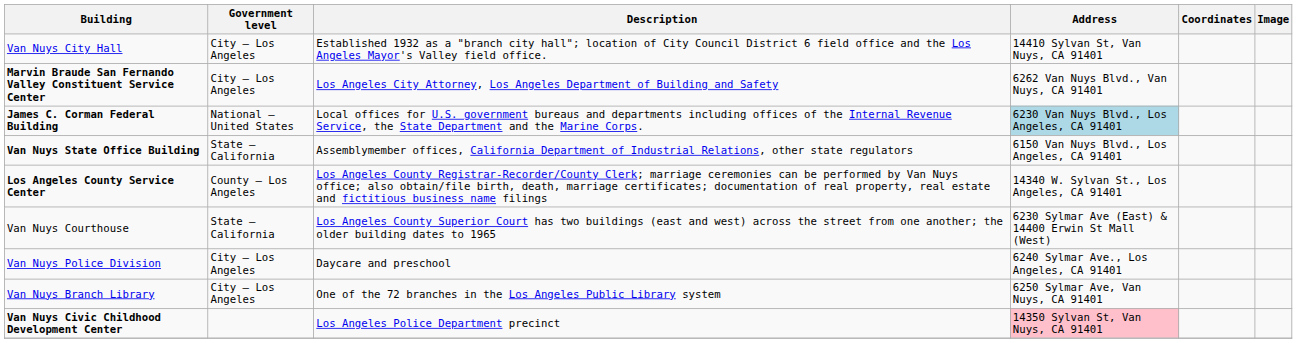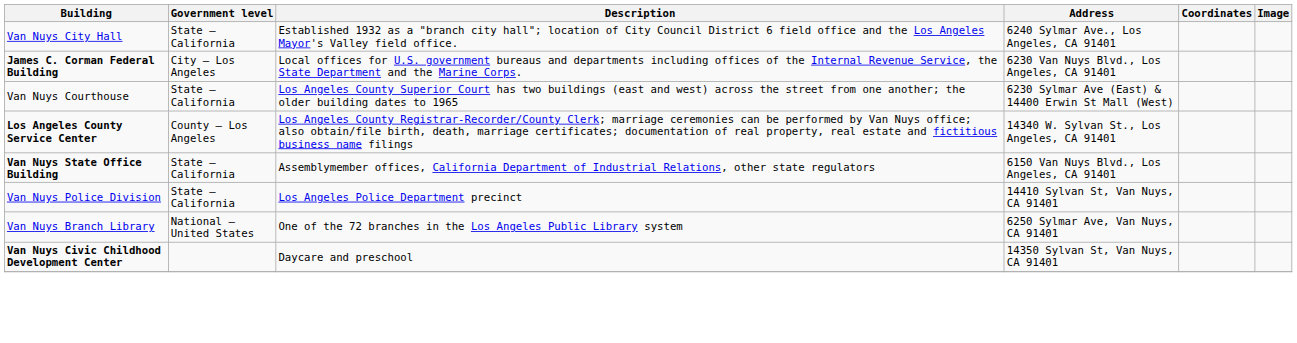(243, 49) City – Los Angeles -> (203, 37) State – California
(1077, 49) 14410 Sylvan St, Van Nuys, CA 91401 -> (1074, 37) 6240 Sylmar Ave., Los Angeles, CA 91401
- row: (90, 85)
(252, 121) National – United States -> (203, 66) City – Los Angeles
(1090, 121) lightblue background -> (1084, 66) no background
rows swapped: (103, 150) <-> (68, 228)
(243, 264) City – Los Angeles -> (203, 197) State – California
(384, 264) Daycare and preschool -> (400, 197) Los Angeles Police Department precinct
(1080, 264) 6240 Sylmar Ave., Los Angeles, CA 91401 -> (1090, 197) 14410 Sylvan St, Van Nuys, CA 91401
(243, 294) City – Los Angeles -> (212, 227) National – United States
(438, 323) Los Angeles Police Department precinct -> (346, 257) Daycare and preschool
(1077, 323) pink background -> (1090, 257) no background
